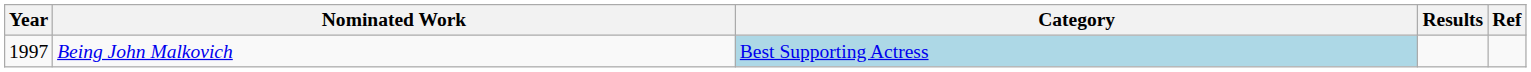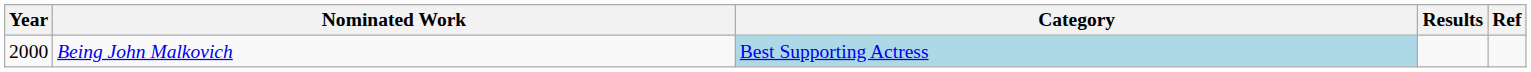(29, 50) 1997 -> (29, 50) 2000
